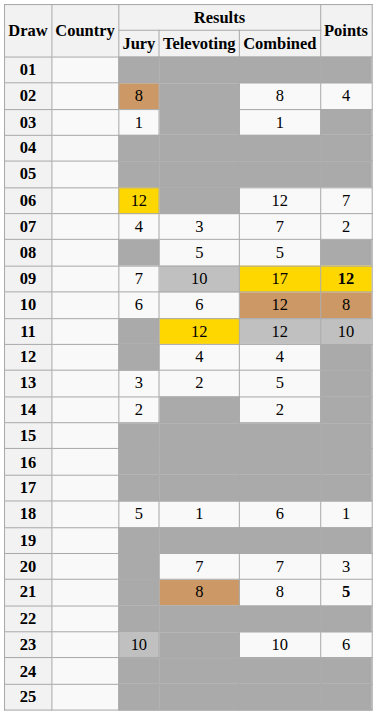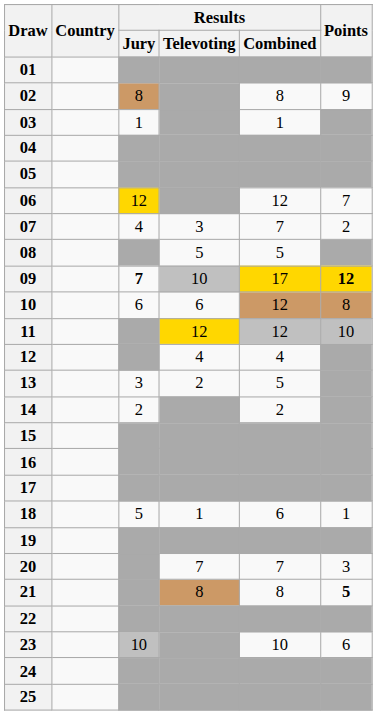(346, 95) 4 -> (346, 95) 9
(139, 278) normal -> (139, 278) bold
